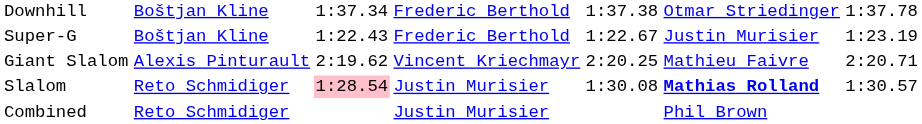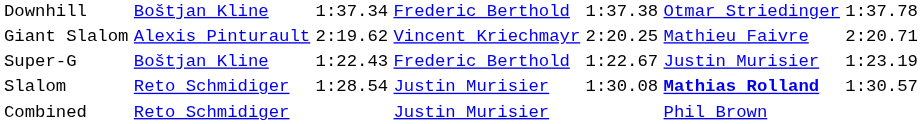rows swapped: (40, 36) <-> (66, 62)
(352, 87) pink background -> (352, 87) no background
